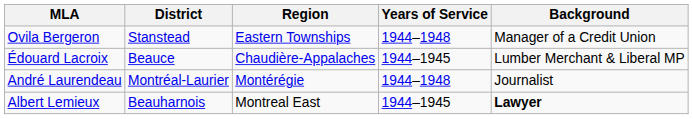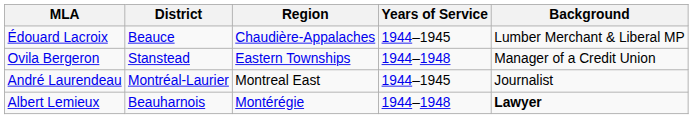rows swapped: (53, 37) <-> (58, 59)
(270, 80) Montérégie -> (278, 80) Montreal East
(416, 80) 1944–1948 -> (416, 80) 1944–1945
(278, 102) Montreal East -> (270, 102) Montérégie
(416, 102) 1944–1945 -> (416, 102) 1944–1948
